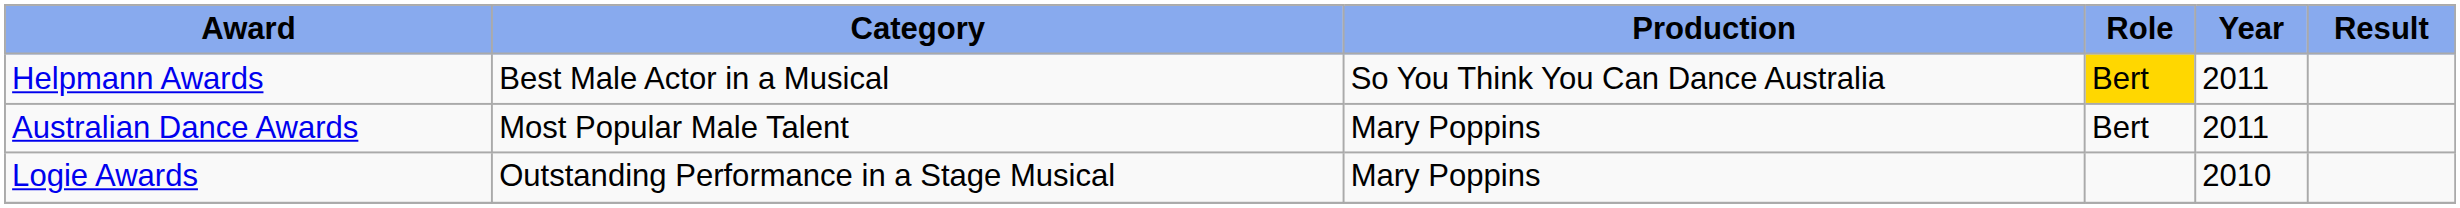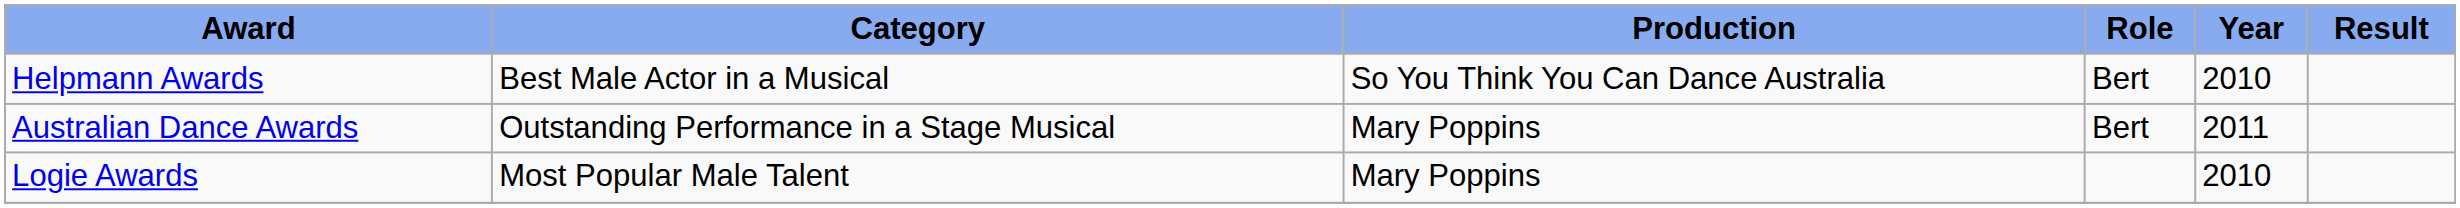(2120, 78) gold background -> (2120, 78) no background
(2236, 78) 2011 -> (2237, 78) 2010
(674, 127) Most Popular Male Talent -> (807, 127) Outstanding Performance in a Stage Musical
(807, 176) Outstanding Performance in a Stage Musical -> (674, 176) Most Popular Male Talent
